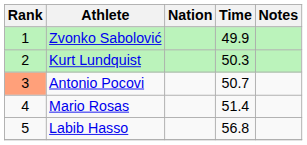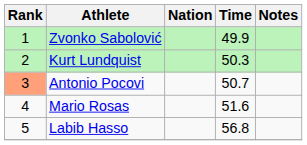(235, 106) 51.4 -> (235, 106) 51.6
